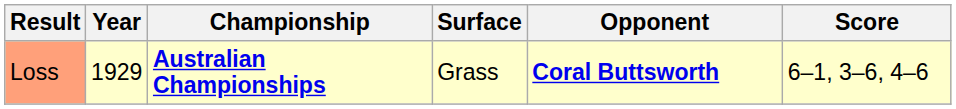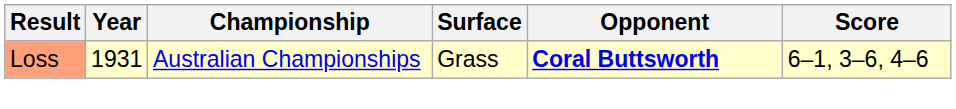(117, 72) 1929 -> (117, 59) 1931
(239, 72) bold -> (287, 59) normal
